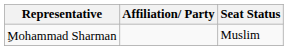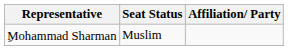columns swapped: (168, 14) <-> (250, 14)
